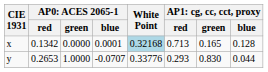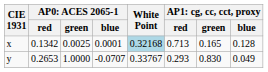(77, 43) 0.0000 -> (77, 43) 0.0025
(146, 59) 0.33776 -> (146, 59) 0.33767
(244, 59) 0.044 -> (244, 59) 0.049
